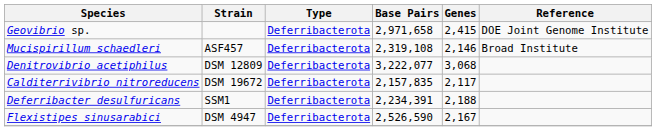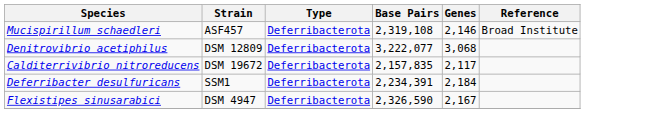- row: (49, 30)
(460, 100) 2,188 -> (460, 83) 2,184
(404, 117) 2,526,590 -> (404, 100) 2,326,590
